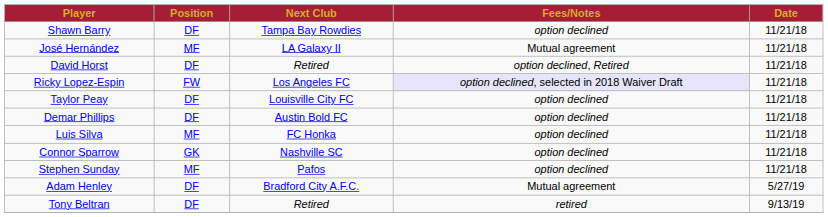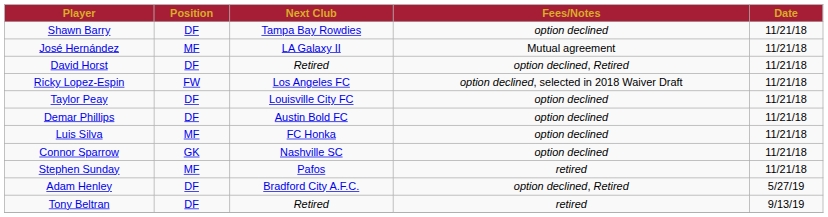(571, 83) lavender background -> (571, 83) no background
(571, 169) option declined -> (571, 169) retired
(571, 186) Mutual agreement -> (571, 186) option declined, Retired
